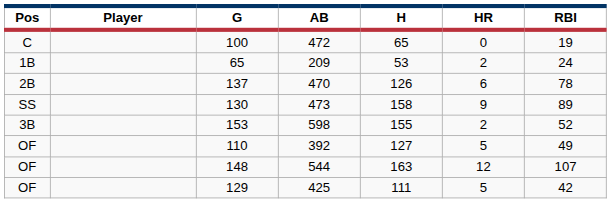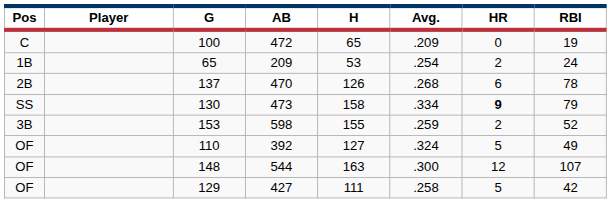+ column: (426, 18)
(483, 104) normal -> (498, 104) bold
(566, 104) 89 -> (570, 104) 79
(319, 187) 425 -> (281, 187) 427
